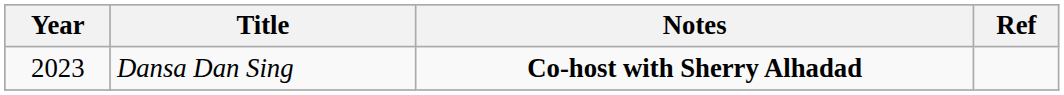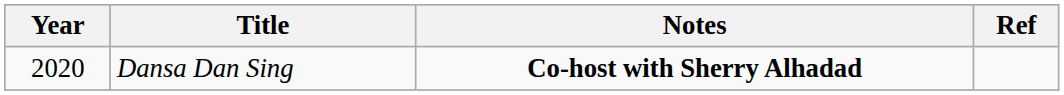(58, 68) 2023 -> (58, 68) 2020
